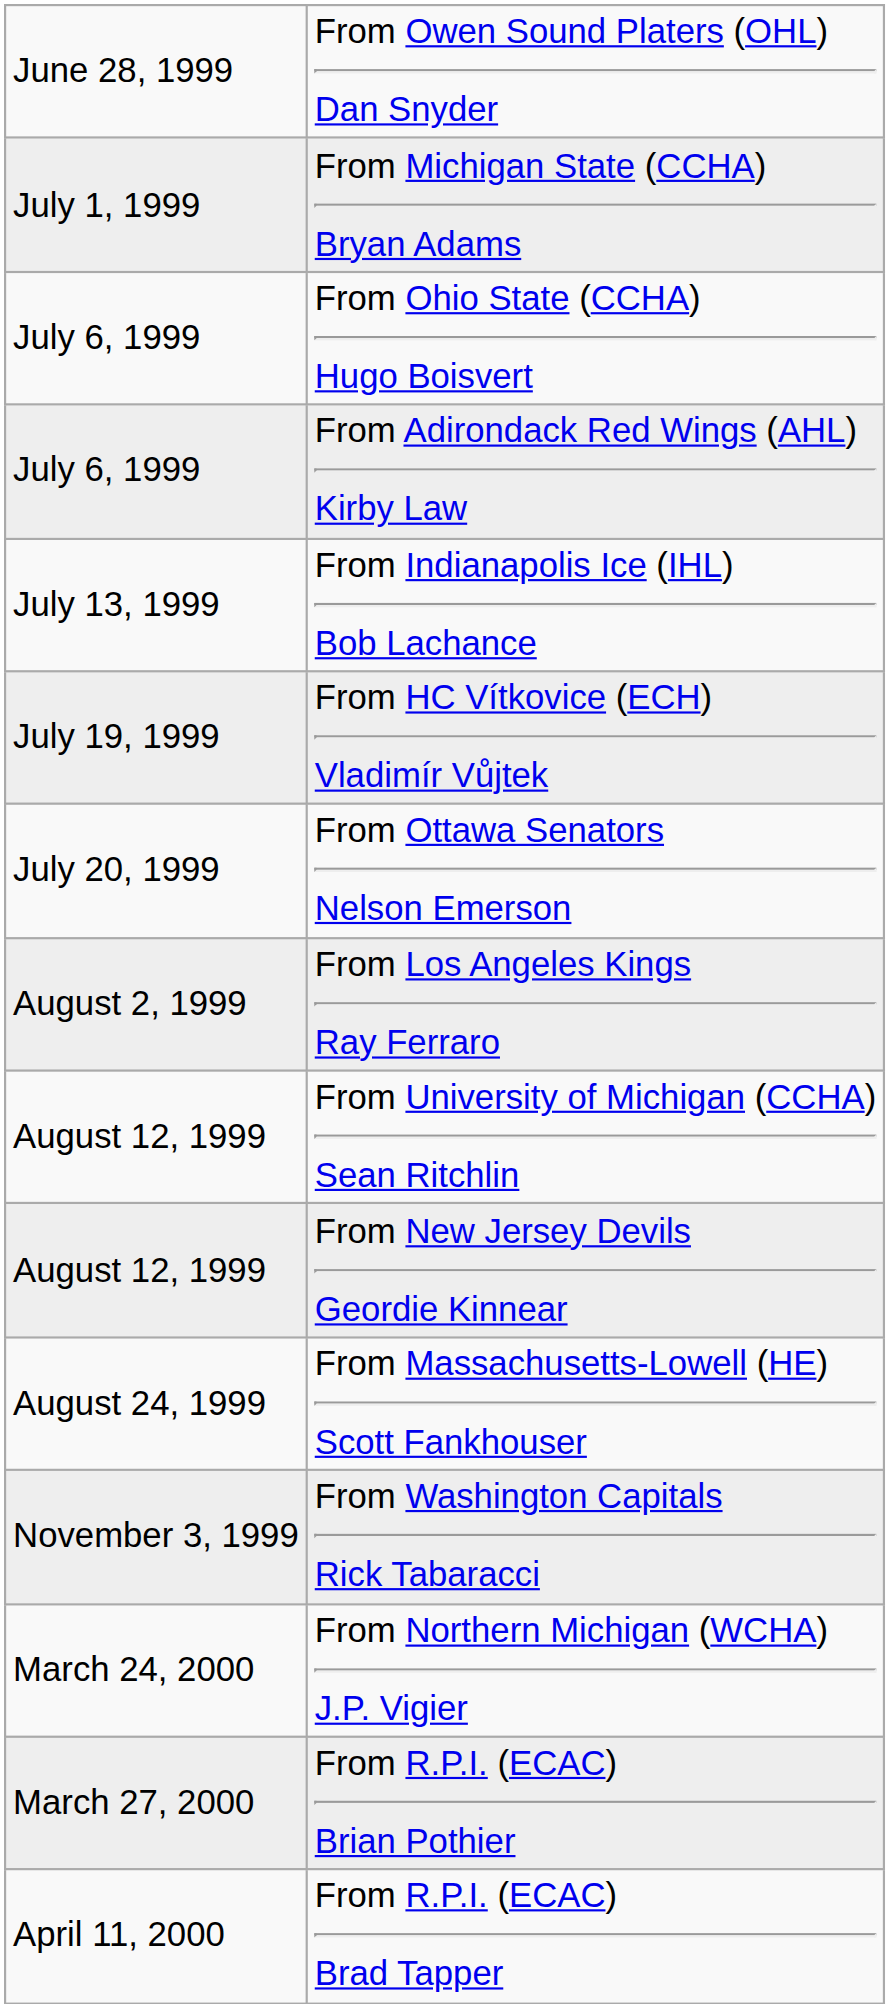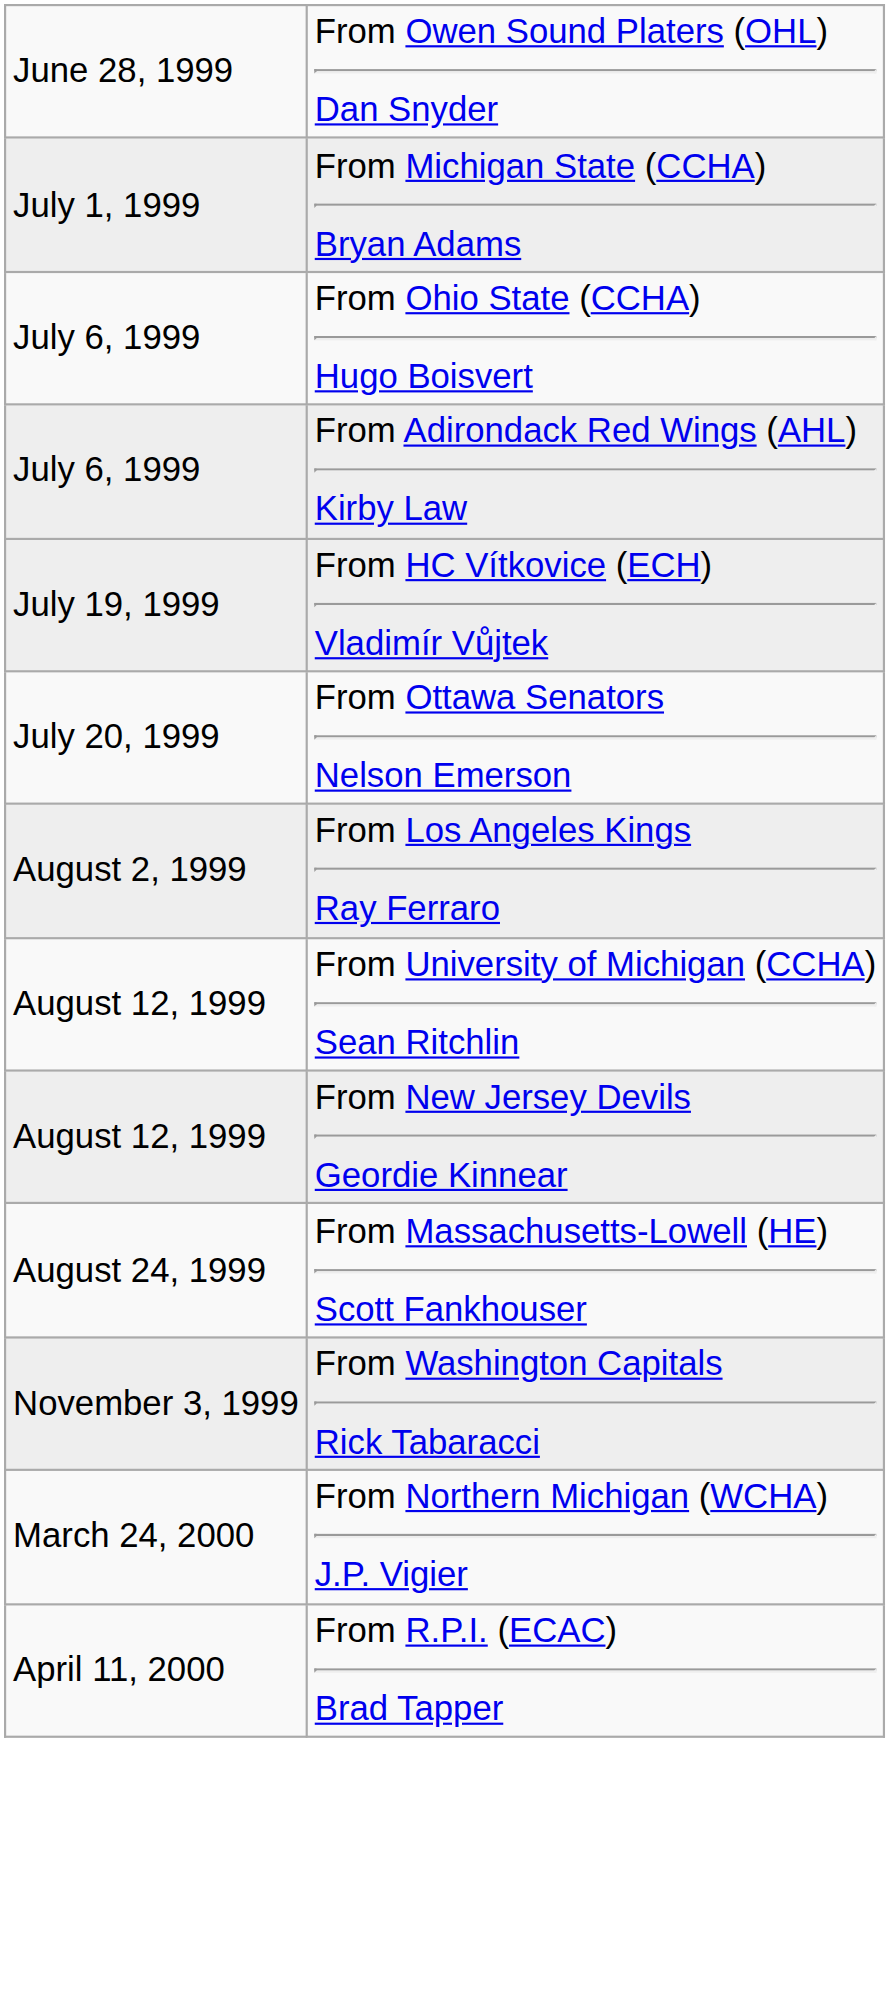- row: (595, 603)
- row: (595, 1802)
